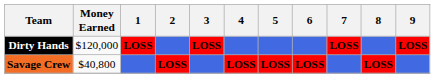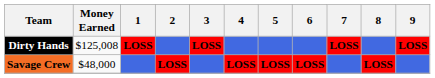(97, 46) $120,000 -> (97, 46) $125,008
(97, 64) $40,800 -> (97, 64) $48,000
